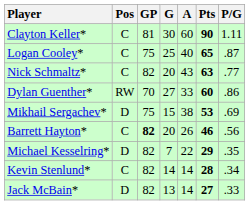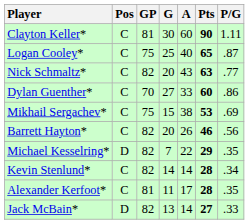(125, 92) RW -> (124, 92) C
(125, 111) D -> (124, 111) C
(149, 131) bold -> (148, 131) normal
+ row: (57, 190)
